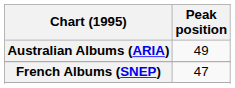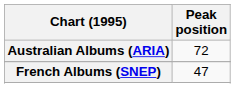(201, 51) 49 -> (201, 51) 72
